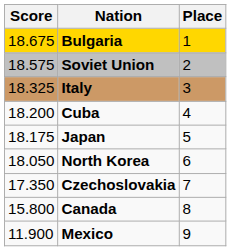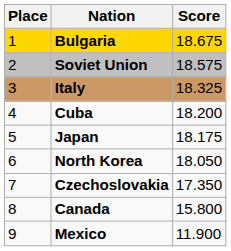columns swapped: (202, 16) <-> (31, 16)
